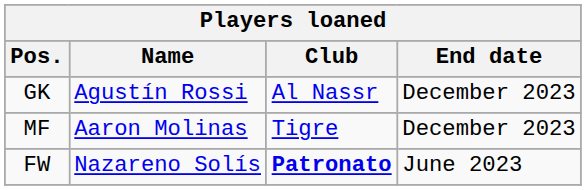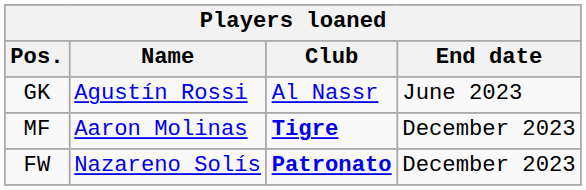(489, 95) December 2023 -> (462, 95) June 2023
(305, 131) normal -> (305, 131) bold
(462, 167) June 2023 -> (489, 167) December 2023
